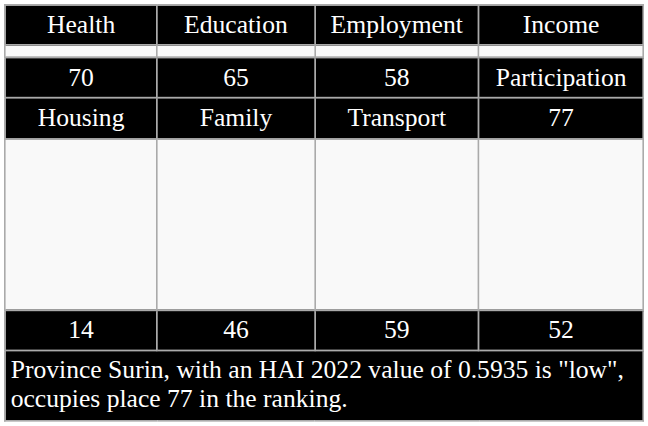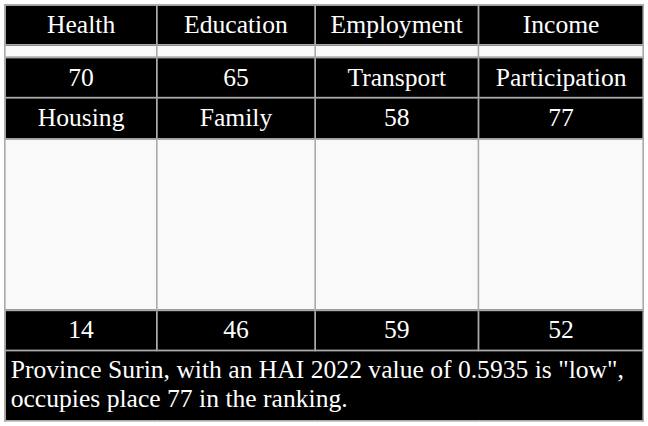(397, 77) 58 -> (397, 77) Transport
(397, 117) Transport -> (397, 117) 58
